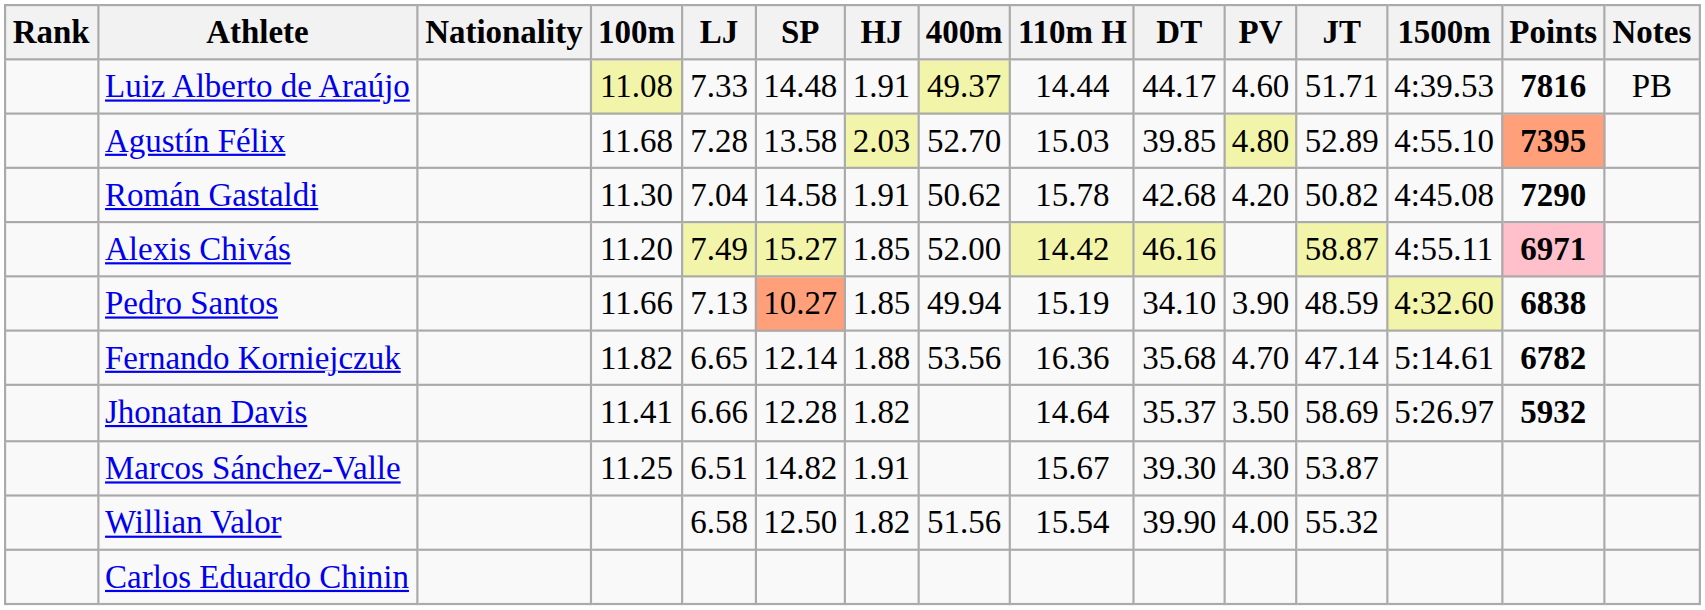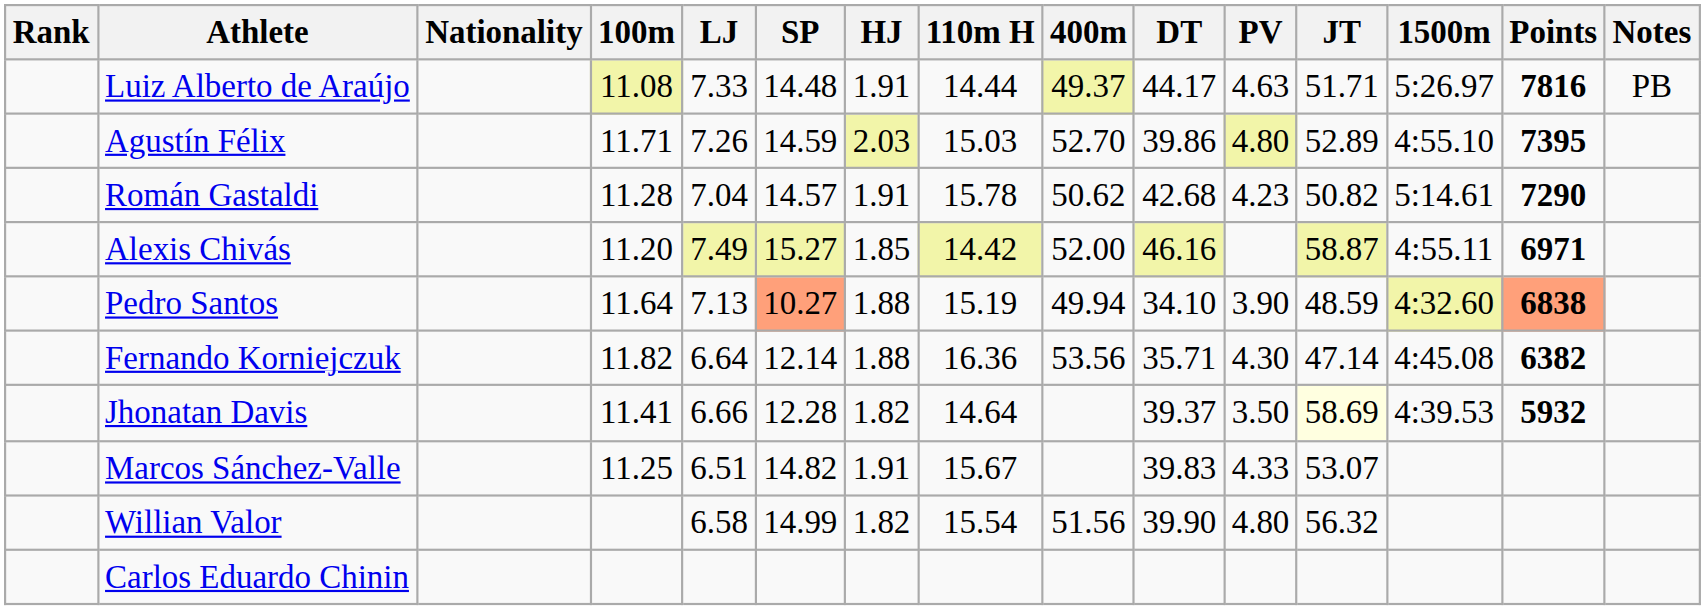columns swapped: (964, 31) <-> (1072, 31)
(1261, 86) 4.60 -> (1261, 86) 4.63
(1444, 86) 4:39.53 -> (1444, 86) 5:26.97
(636, 140) 11.68 -> (636, 140) 11.71
(719, 140) 7.28 -> (719, 140) 7.26
(800, 140) 13.58 -> (800, 140) 14.59
(1179, 140) 39.85 -> (1179, 140) 39.86
(1553, 140) lightsalmon background -> (1553, 140) no background
(636, 195) 11.30 -> (636, 195) 11.28
(800, 195) 14.58 -> (800, 195) 14.57
(1261, 195) 4.20 -> (1261, 195) 4.23
(1444, 195) 4:45.08 -> (1444, 195) 5:14.61
(1553, 249) pink background -> (1553, 249) no background
(636, 303) 11.66 -> (636, 303) 11.64
(882, 303) 1.85 -> (882, 303) 1.88
(1553, 303) no background -> (1553, 303) lightsalmon background
(719, 358) 6.65 -> (719, 358) 6.64
(1179, 358) 35.68 -> (1179, 358) 35.71
(1261, 358) 4.70 -> (1261, 358) 4.30
(1444, 358) 5:14.61 -> (1444, 358) 4:45.08
(1553, 358) 6782 -> (1553, 358) 6382
(1179, 412) 35.37 -> (1179, 412) 39.37
(1342, 412) no background -> (1342, 412) lightyellow background
(1444, 412) 5:26.97 -> (1444, 412) 4:39.53
(1179, 466) 39.30 -> (1179, 466) 39.83
(1261, 466) 4.30 -> (1261, 466) 4.33
(1342, 466) 53.87 -> (1342, 466) 53.07
(800, 521) 12.50 -> (800, 521) 14.99
(1261, 521) 4.00 -> (1261, 521) 4.80
(1342, 521) 55.32 -> (1342, 521) 56.32
